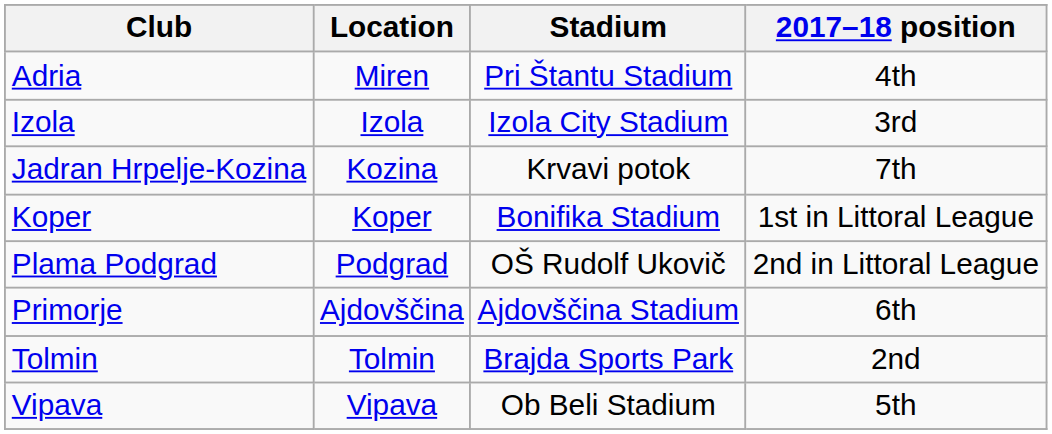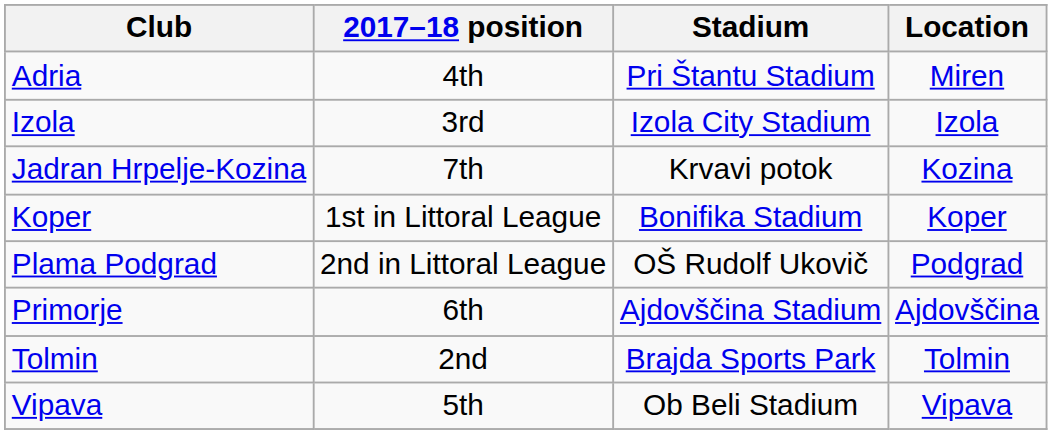columns swapped: (392, 28) <-> (896, 28)
